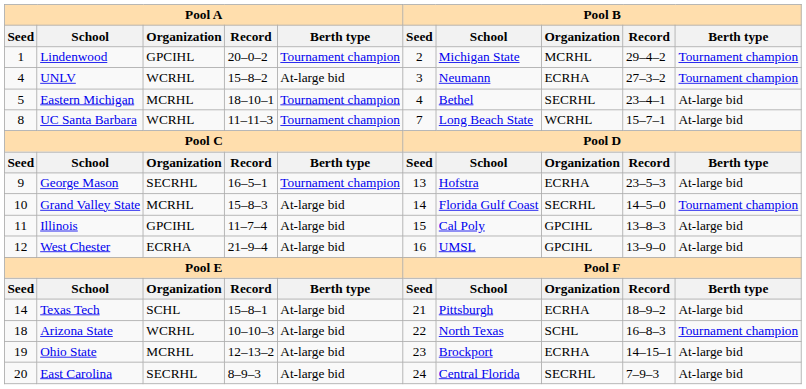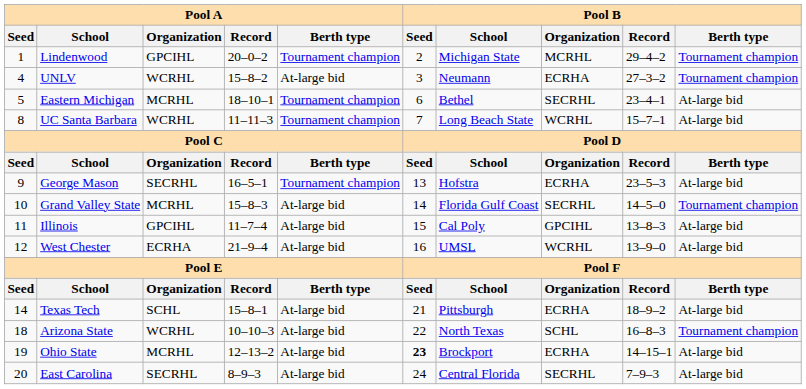(419, 99) 4 -> (419, 99) 6
(568, 246) GPCIHL -> (568, 246) WCRHL
(419, 352) normal -> (419, 352) bold
